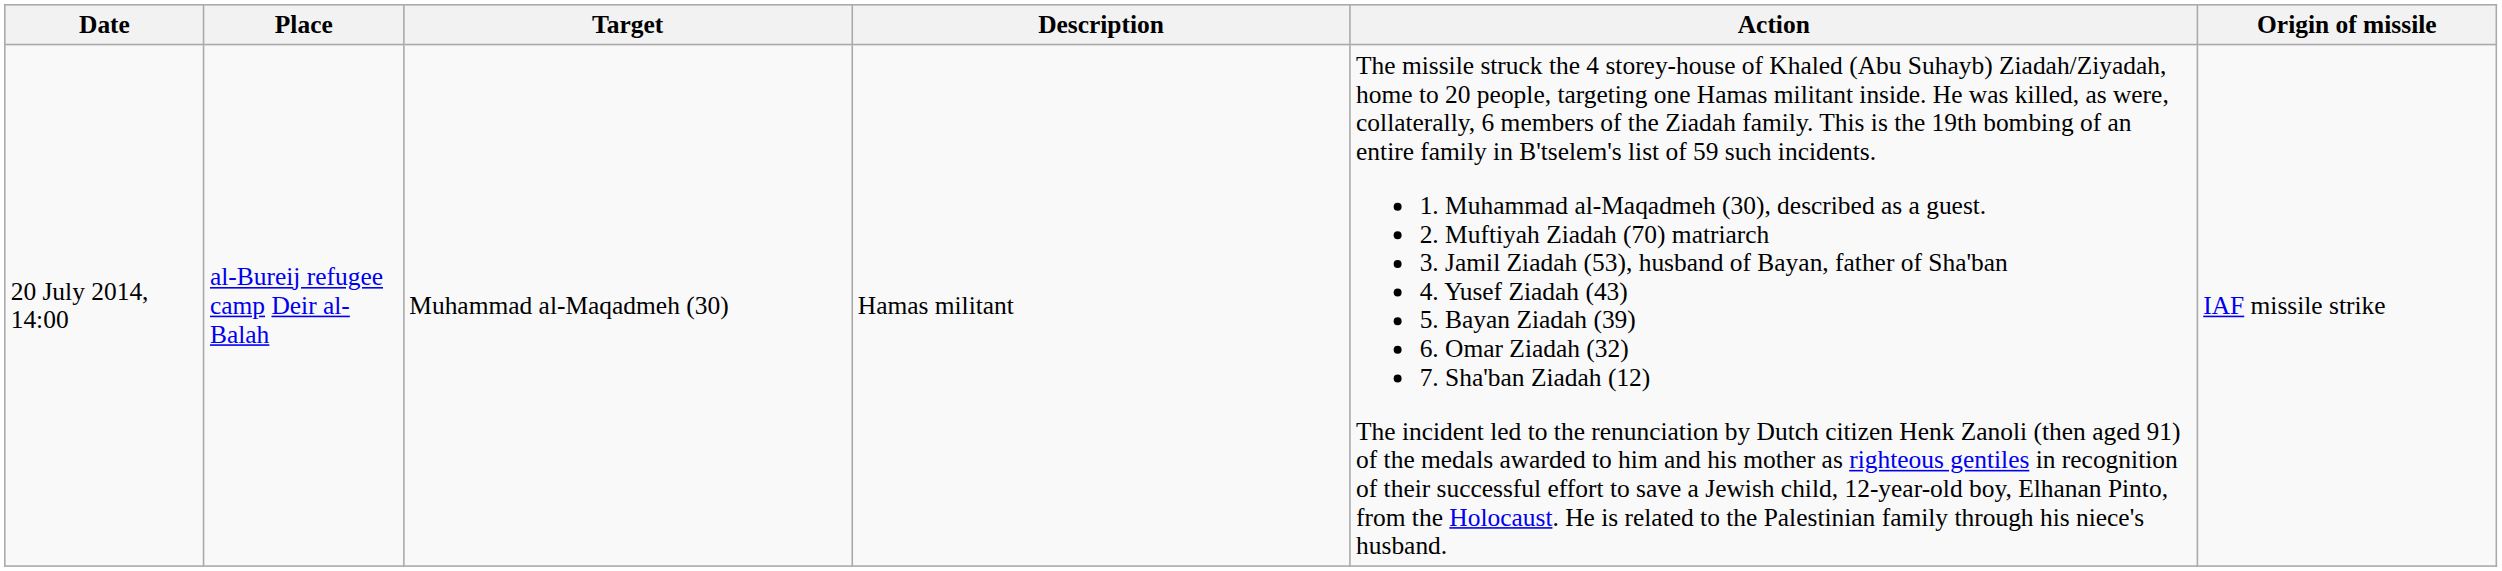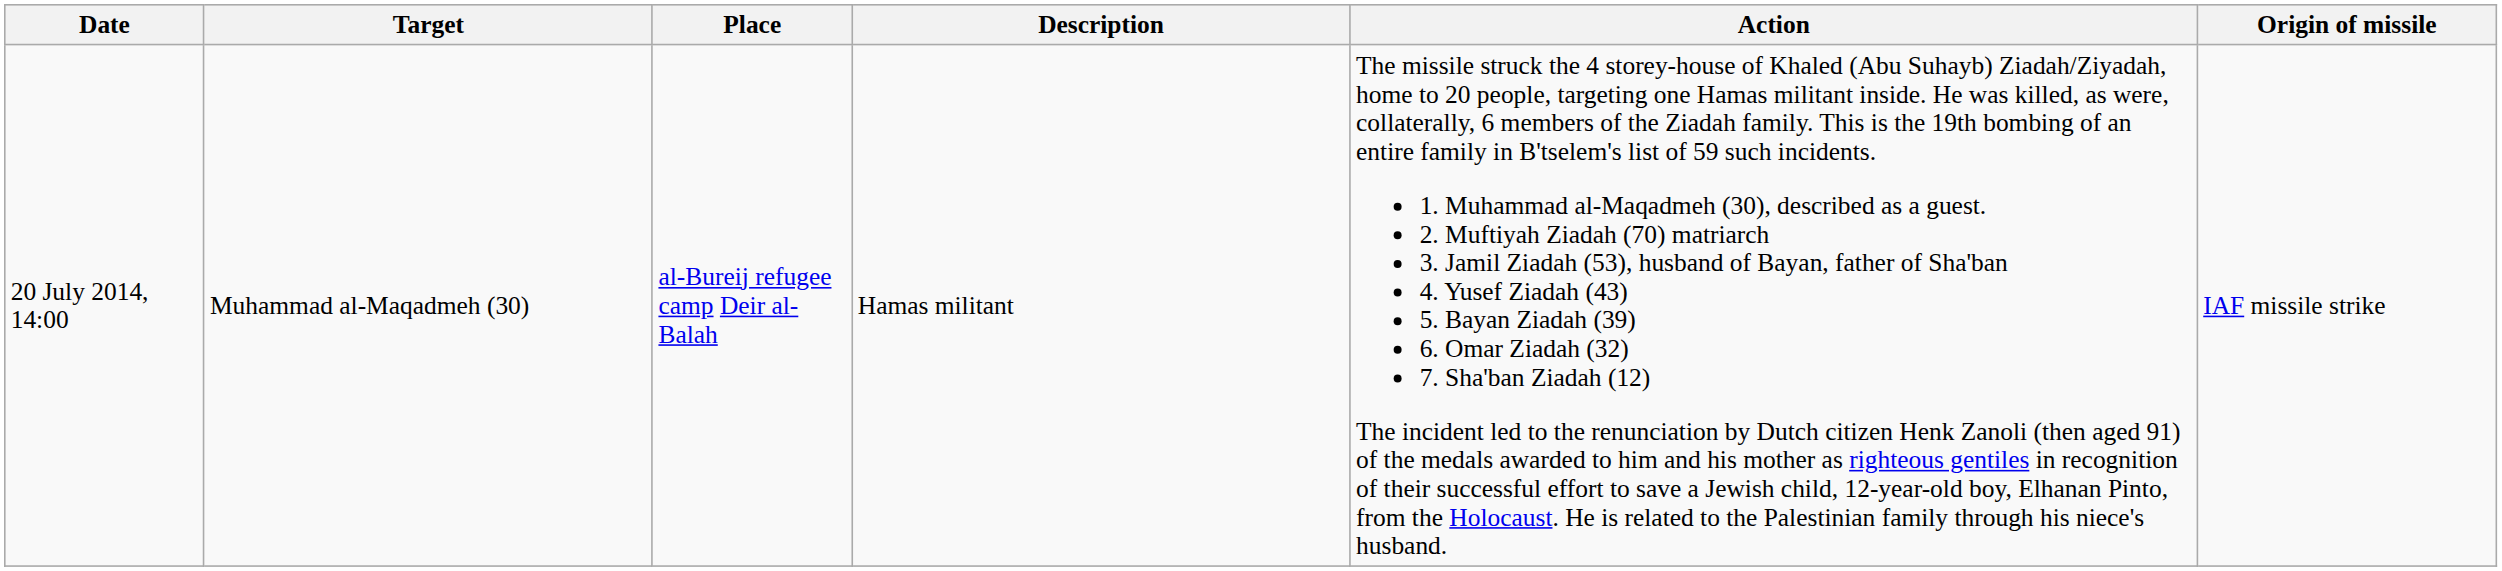columns swapped: (304, 24) <-> (628, 24)
